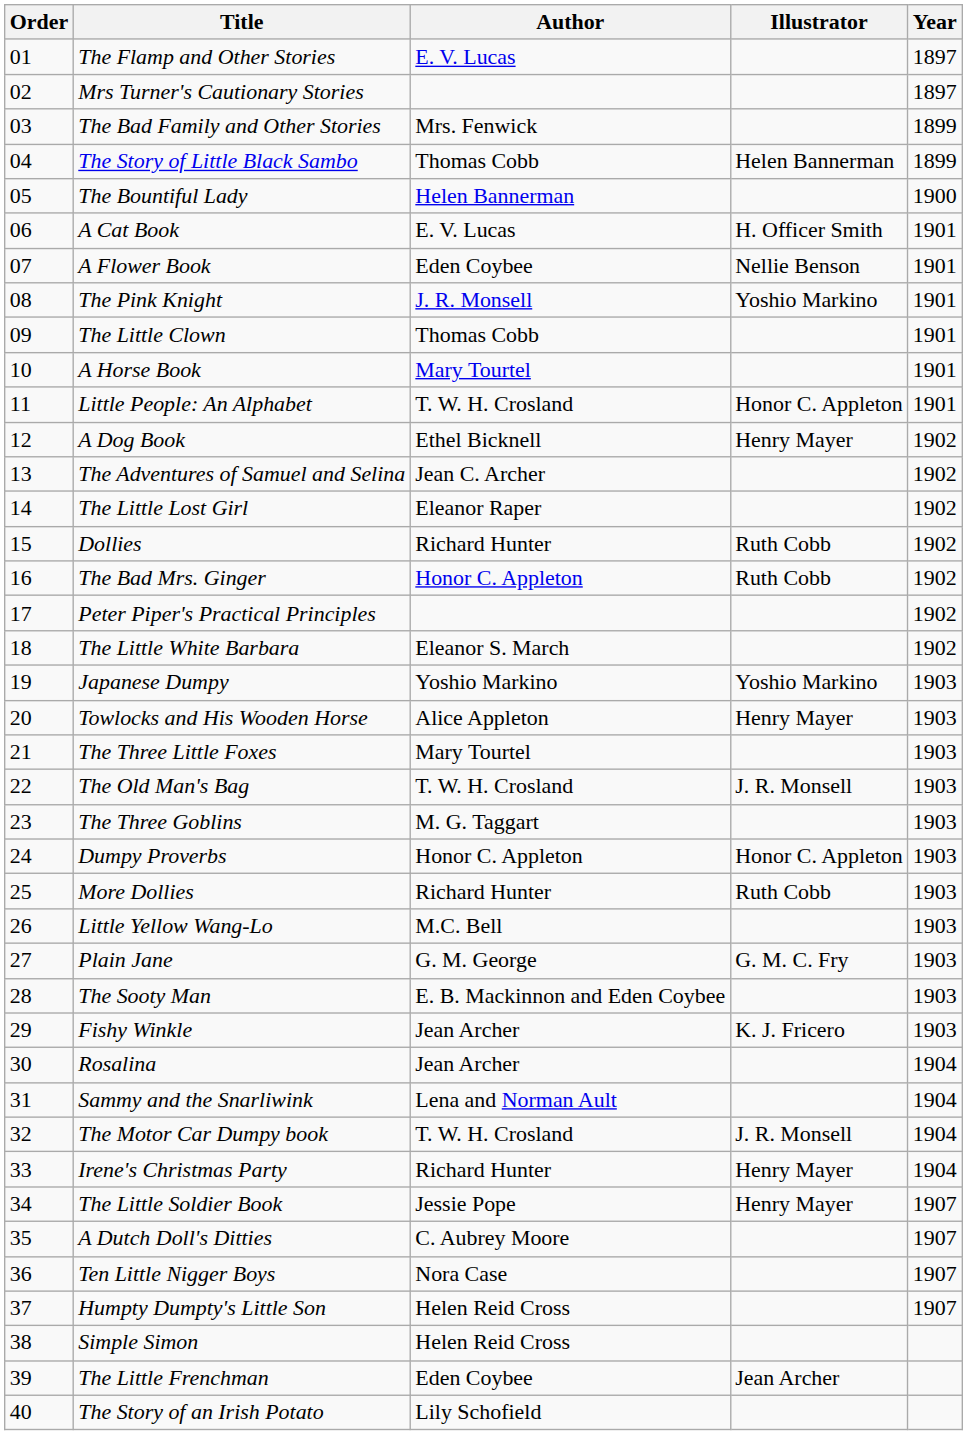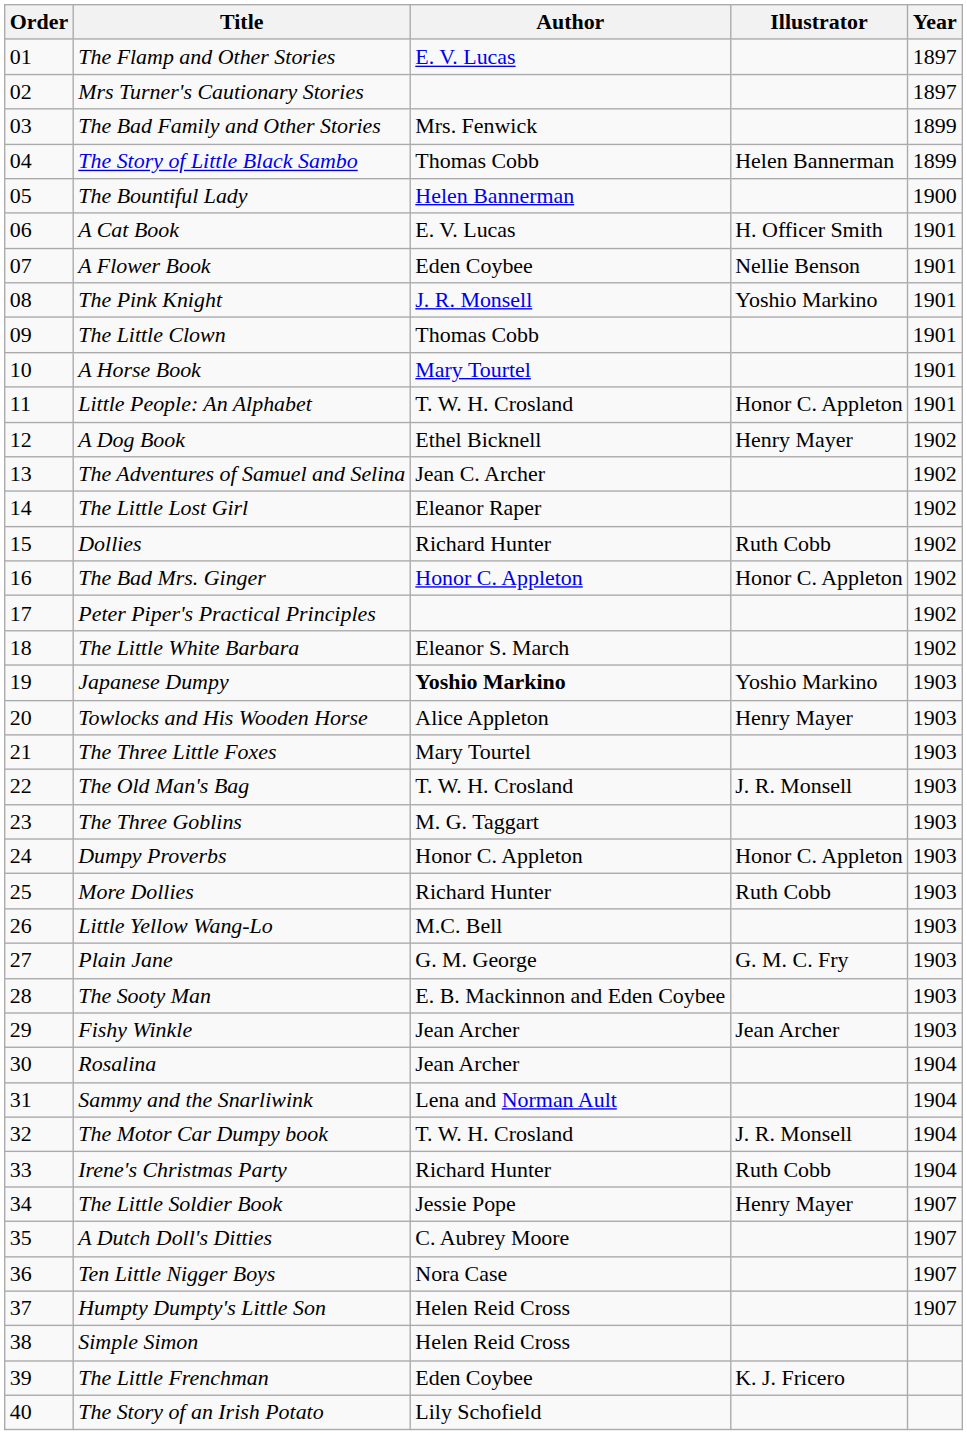(783, 578) Ruth Cobb -> (819, 578) Honor C. Appleton
(486, 682) normal -> (491, 682) bold
(790, 1030) K. J. Fricero -> (787, 1030) Jean Archer
(794, 1169) Henry Mayer -> (783, 1169) Ruth Cobb
(787, 1377) Jean Archer -> (790, 1377) K. J. Fricero
